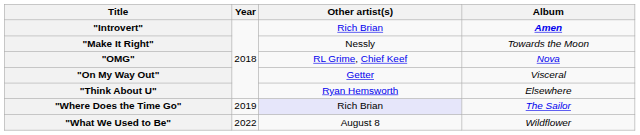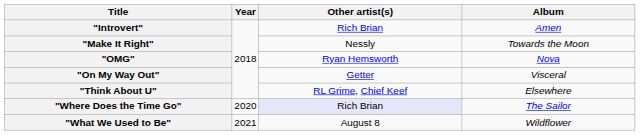(548, 28) bold -> (548, 28) normal
(360, 59) RL Grime, Chief Keef -> (360, 59) Ryan Hemsworth
(360, 91) Ryan Hemsworth -> (360, 91) RL Grime, Chief Keef
(245, 106) 2019 -> (245, 106) 2020
(245, 122) 2022 -> (245, 122) 2021
